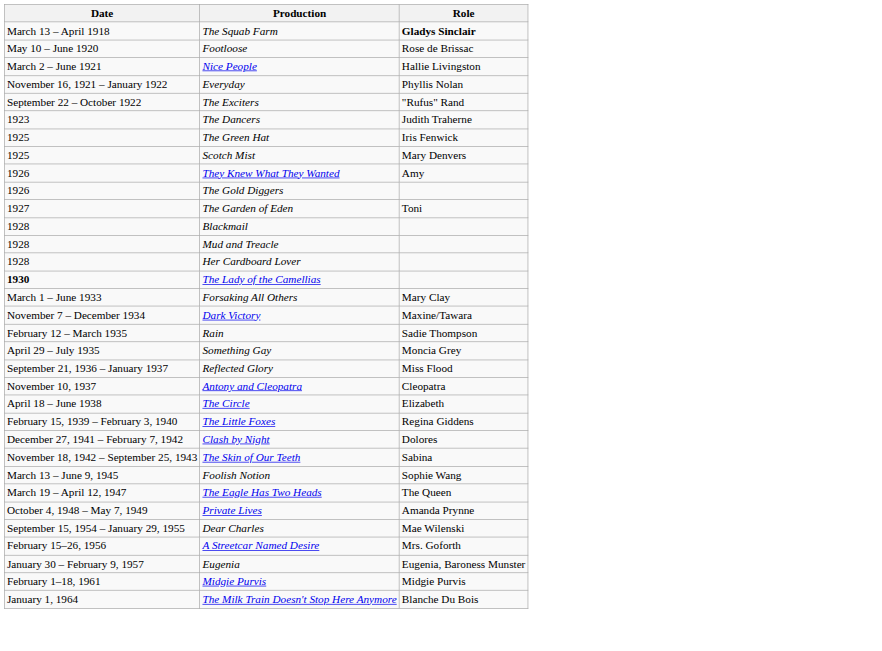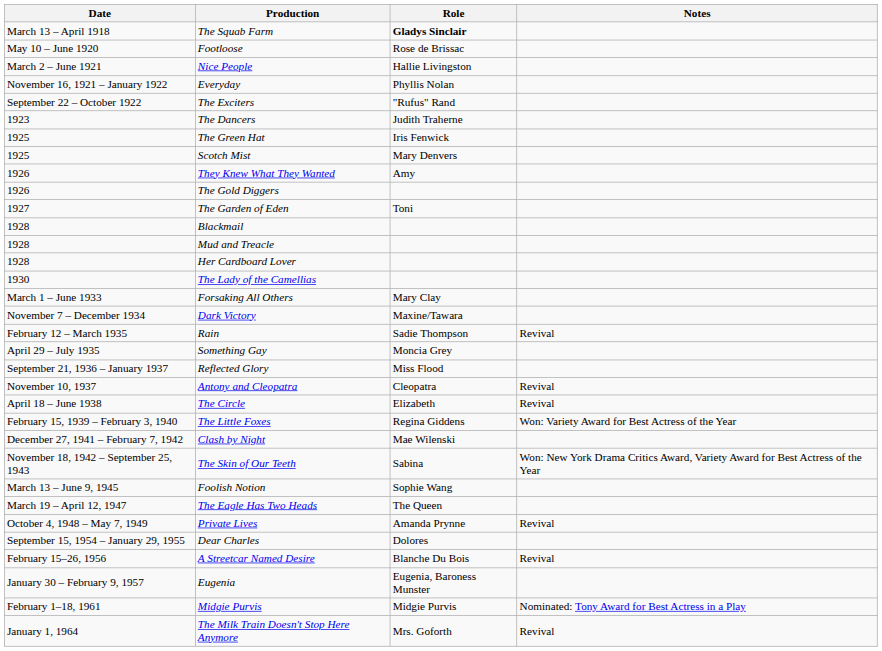+ column: (697, 13)
(18, 279) bold -> (18, 279) normal
(420, 439) Dolores -> (424, 439) Mae Wilenski
(433, 528) Mae Wilenski -> (410, 541) Dolores
(431, 546) Mrs. Goforth -> (431, 558) Blanche Du Bois
(440, 599) Blanche Du Bois -> (422, 631) Mrs. Goforth
